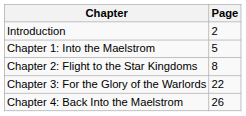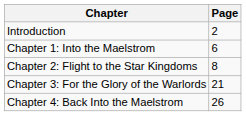(215, 48) 5 -> (215, 48) 6
(218, 84) 22 -> (218, 84) 21
